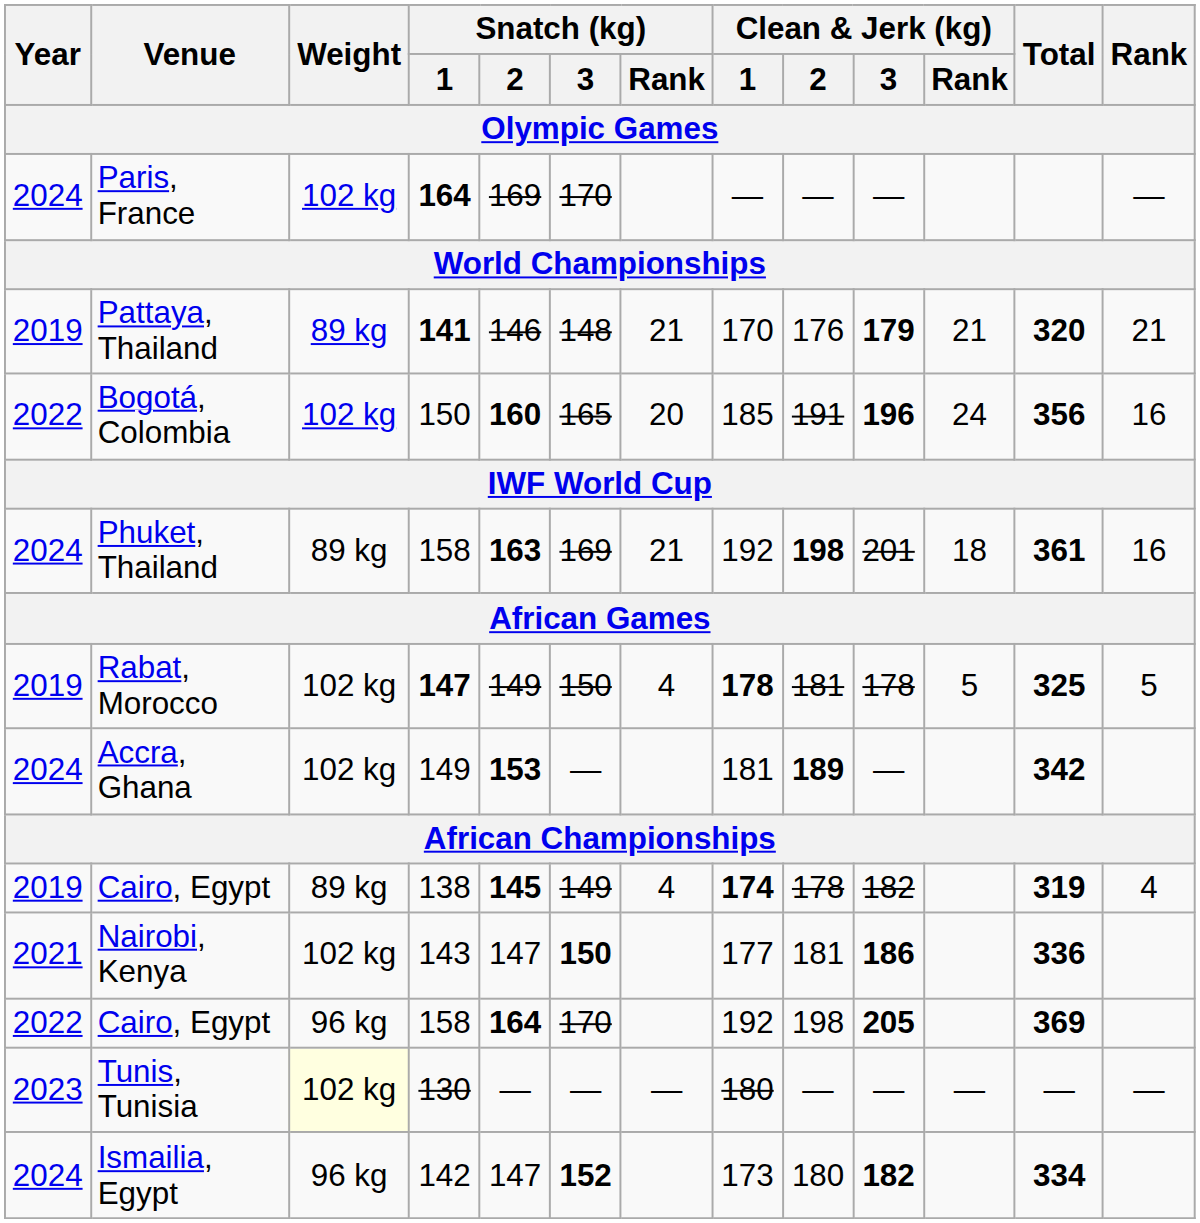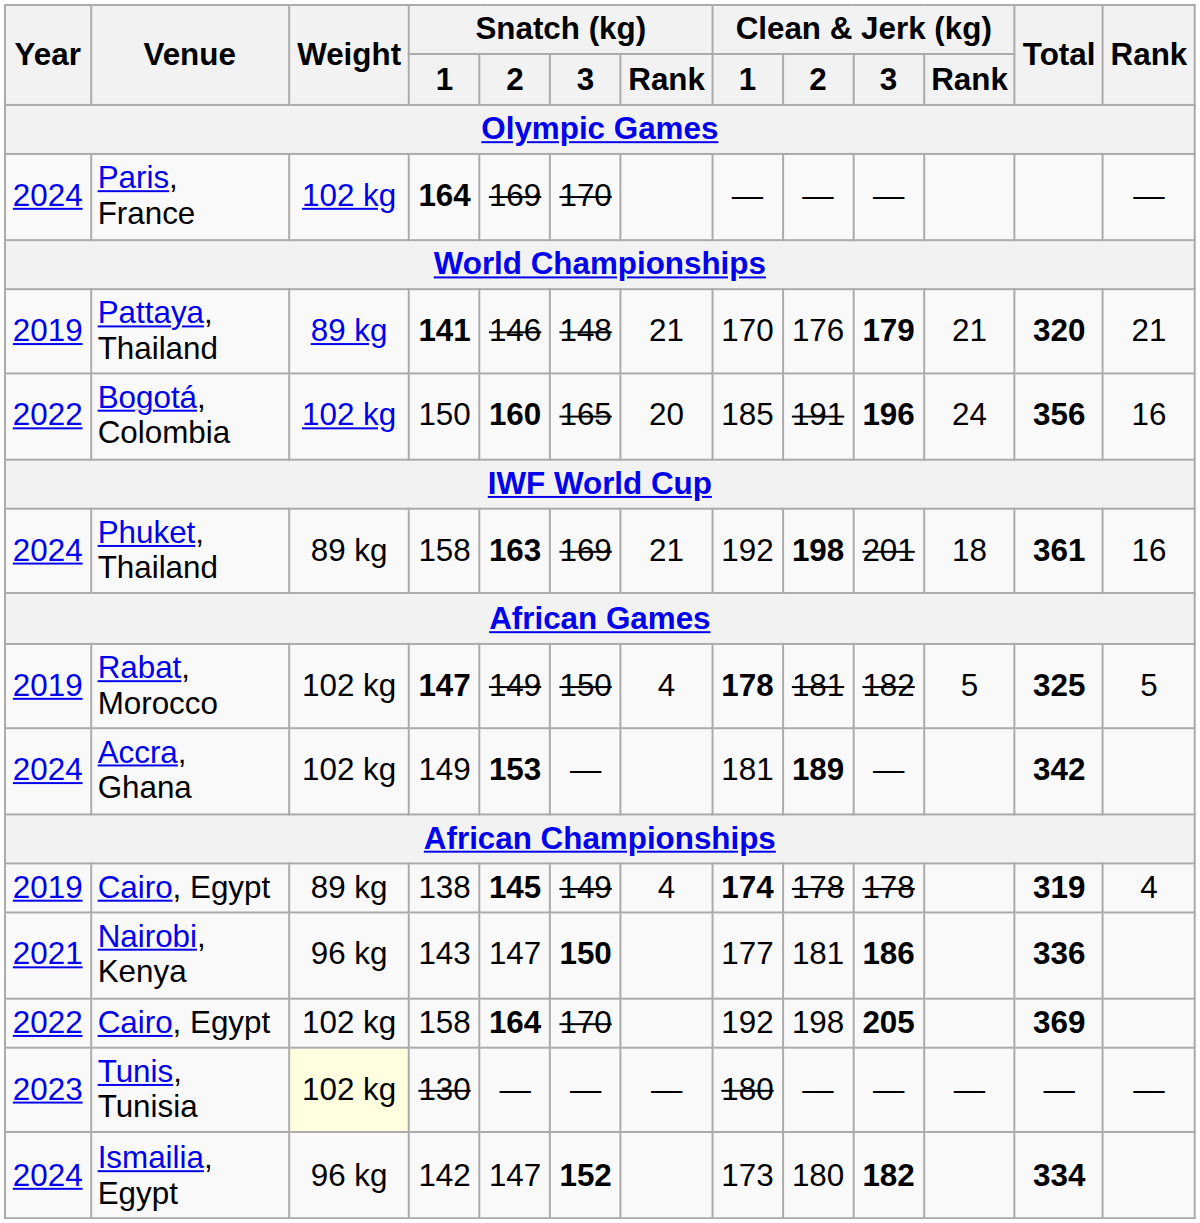(889, 685) 178 -> (889, 685) 182
(889, 887) 182 -> (889, 887) 178
(349, 954) 102 kg -> (349, 954) 96 kg
(349, 1022) 96 kg -> (349, 1022) 102 kg
